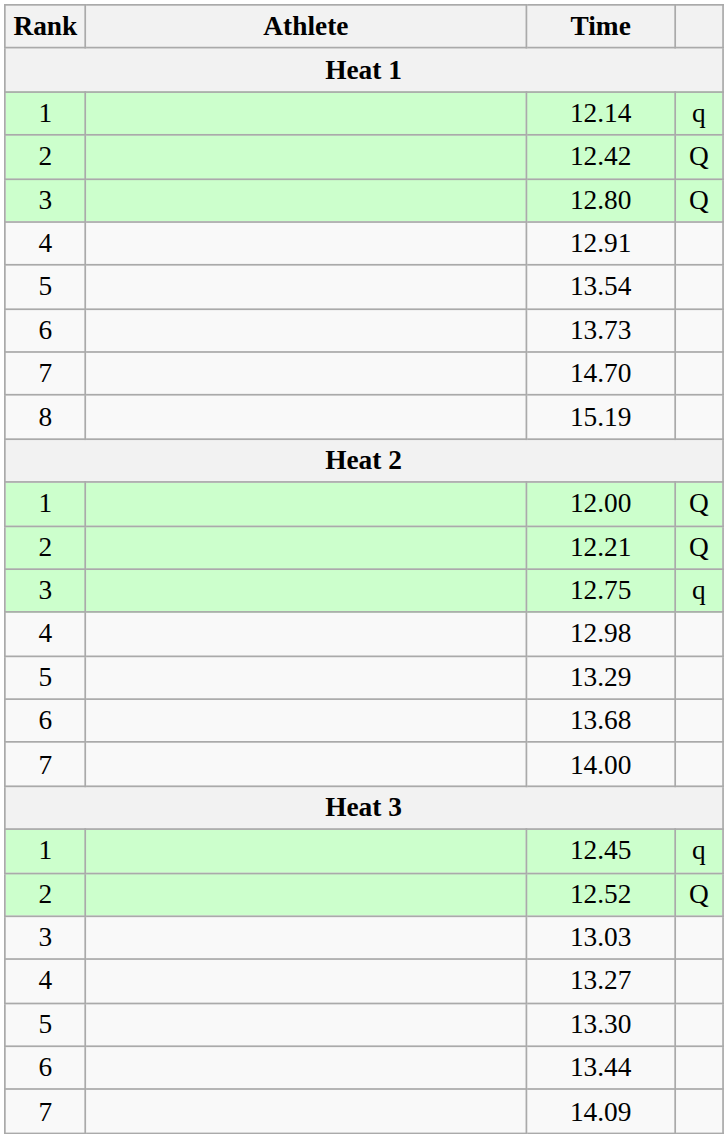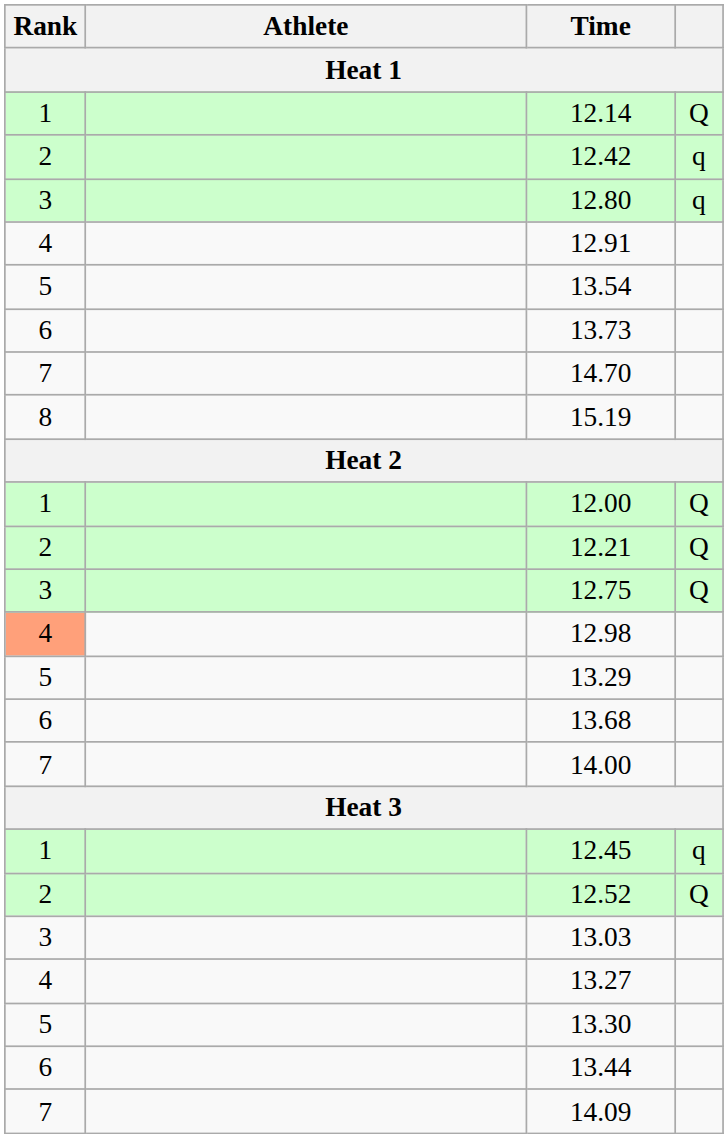(699, 112) q -> (699, 112) Q
(699, 156) Q -> (699, 156) q
(699, 199) Q -> (699, 199) q
(699, 590) q -> (699, 590) Q
(45, 633) no background -> (45, 633) lightsalmon background
